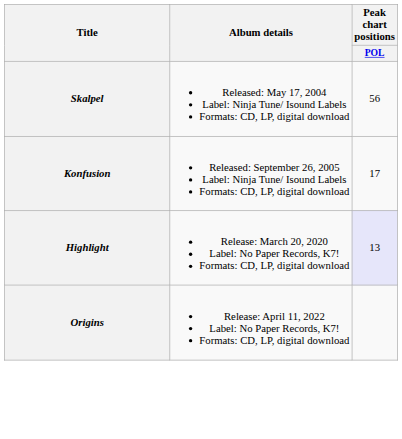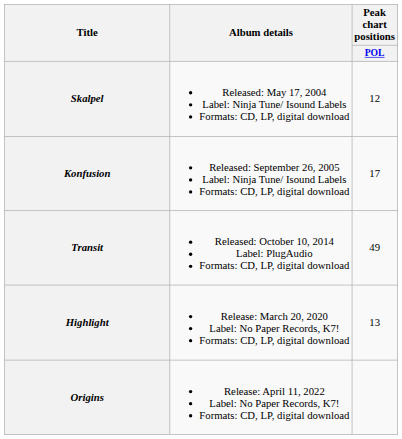(375, 98) 56 -> (375, 98) 12
+ row: (87, 248)
(375, 248) lavender background -> (375, 322) no background
